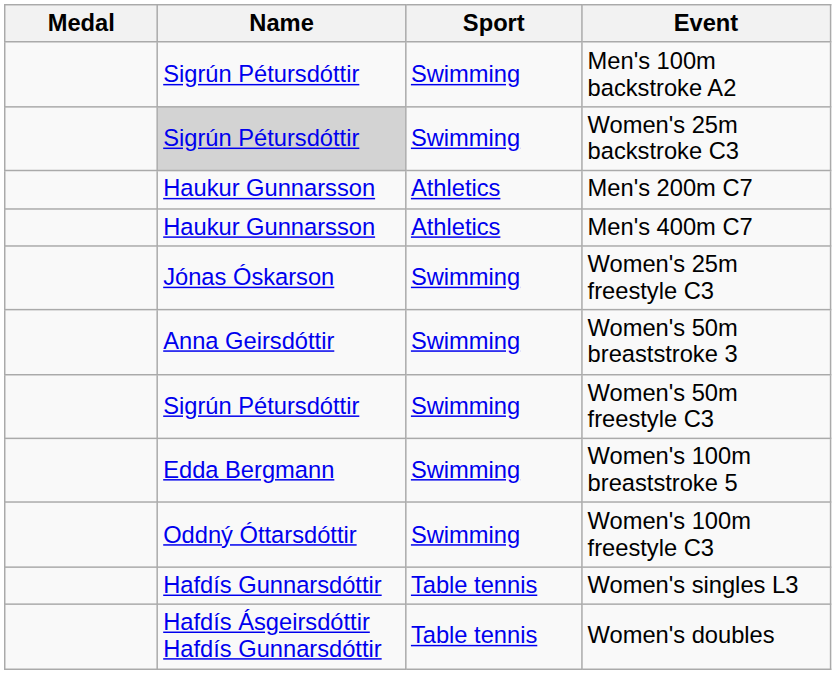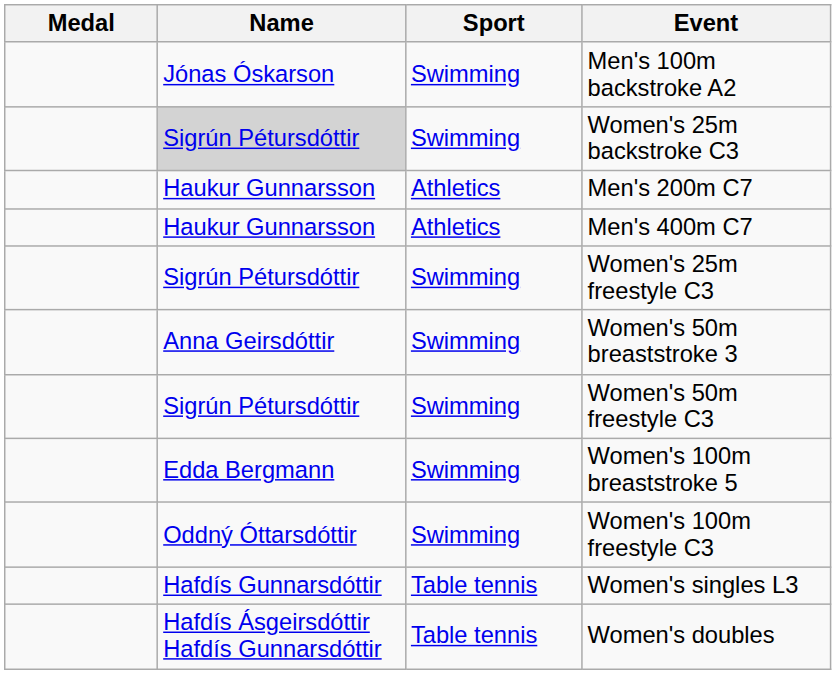(261, 74) Sigrún Pétursdóttir -> (249, 74) Jónas Óskarson
(249, 277) Jónas Óskarson -> (261, 277) Sigrún Pétursdóttir
